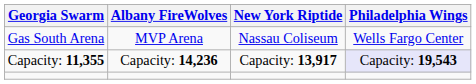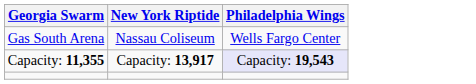- column: (169, 15)
